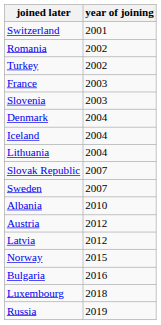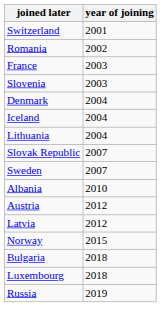- row: (23, 65)
(96, 275) 2016 -> (96, 258) 2018
